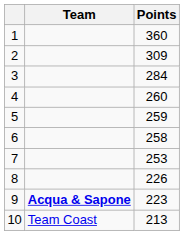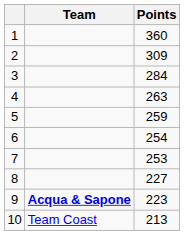(157, 96) 260 -> (157, 96) 263
(157, 138) 258 -> (157, 138) 254
(157, 179) 226 -> (157, 179) 227
